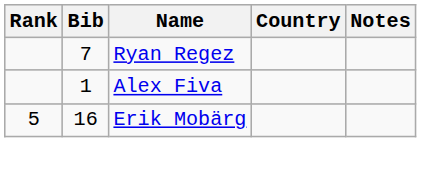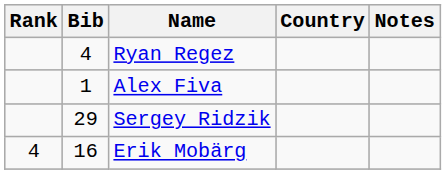(86, 54) 7 -> (86, 54) 4
+ row: (192, 120)
(34, 120) 5 -> (34, 153) 4
